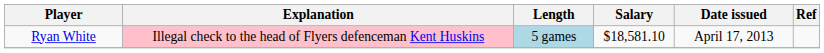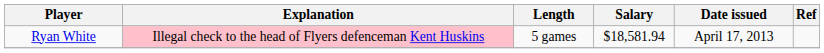(554, 36) lightblue background -> (554, 36) no background
(634, 36) $18,581.10 -> (634, 36) $18,581.94
